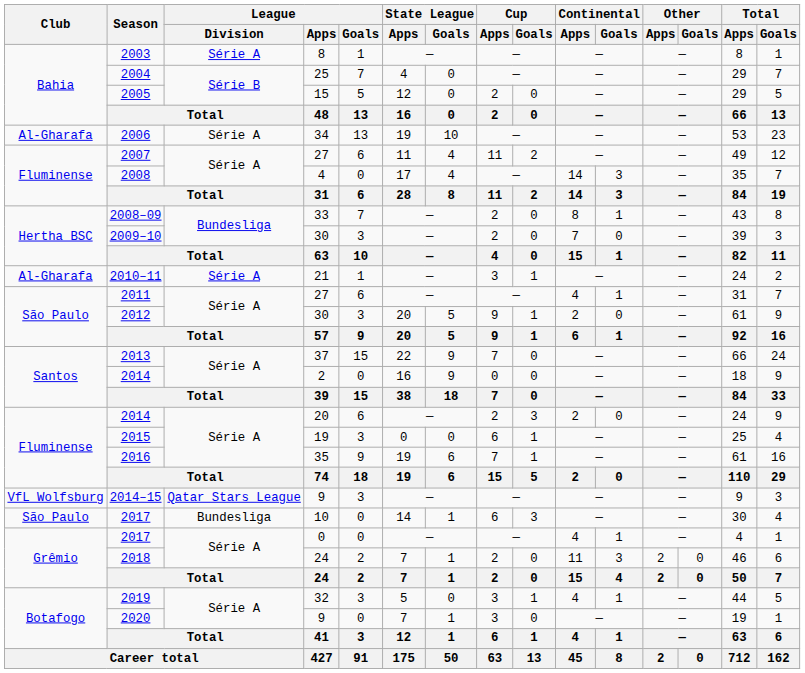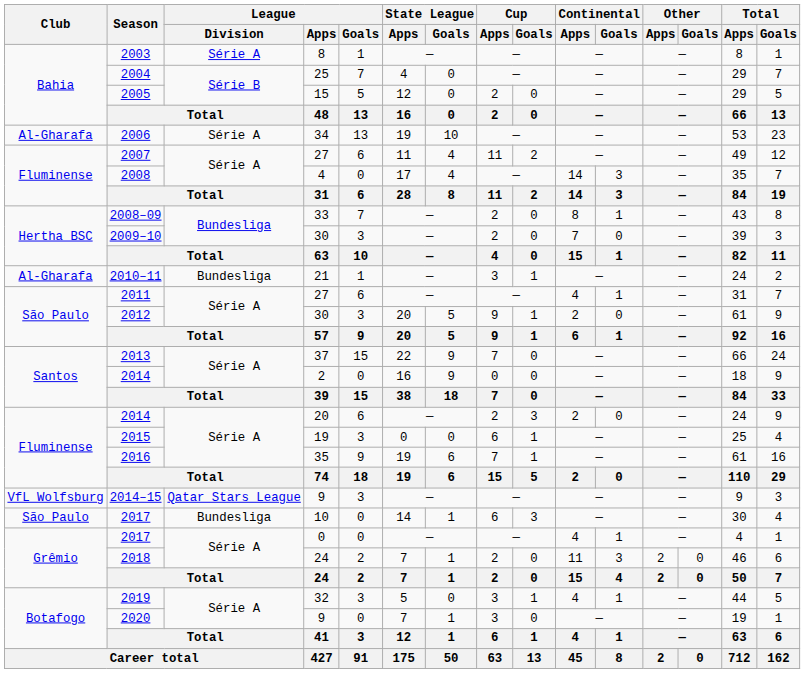(234, 276) Série A -> (234, 276) Bundesliga
